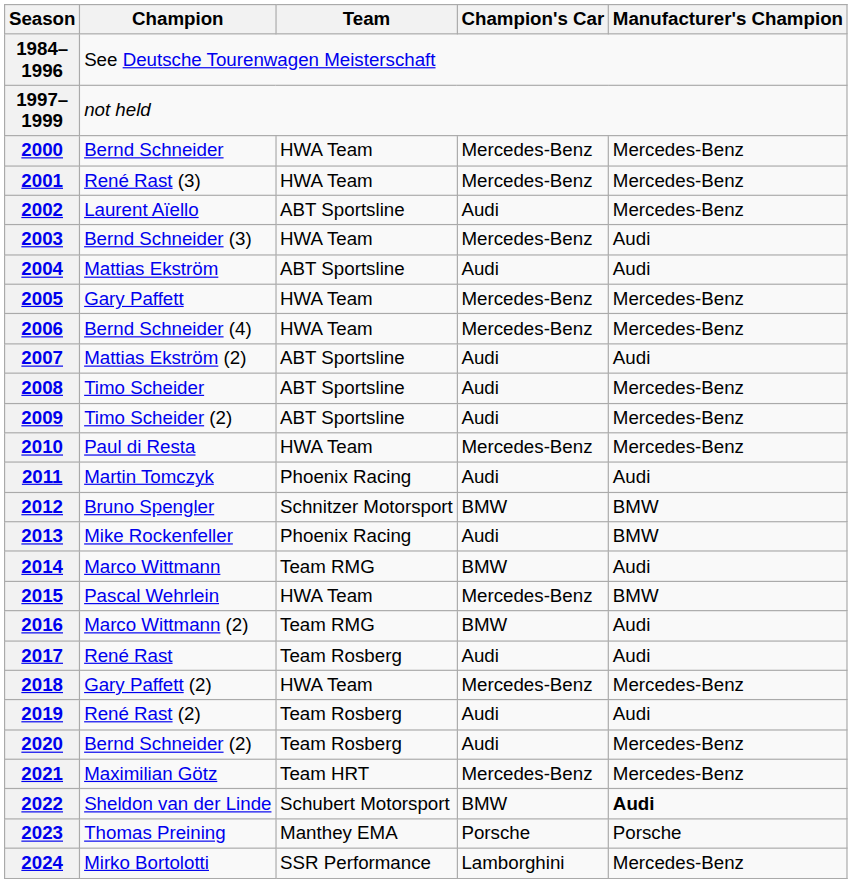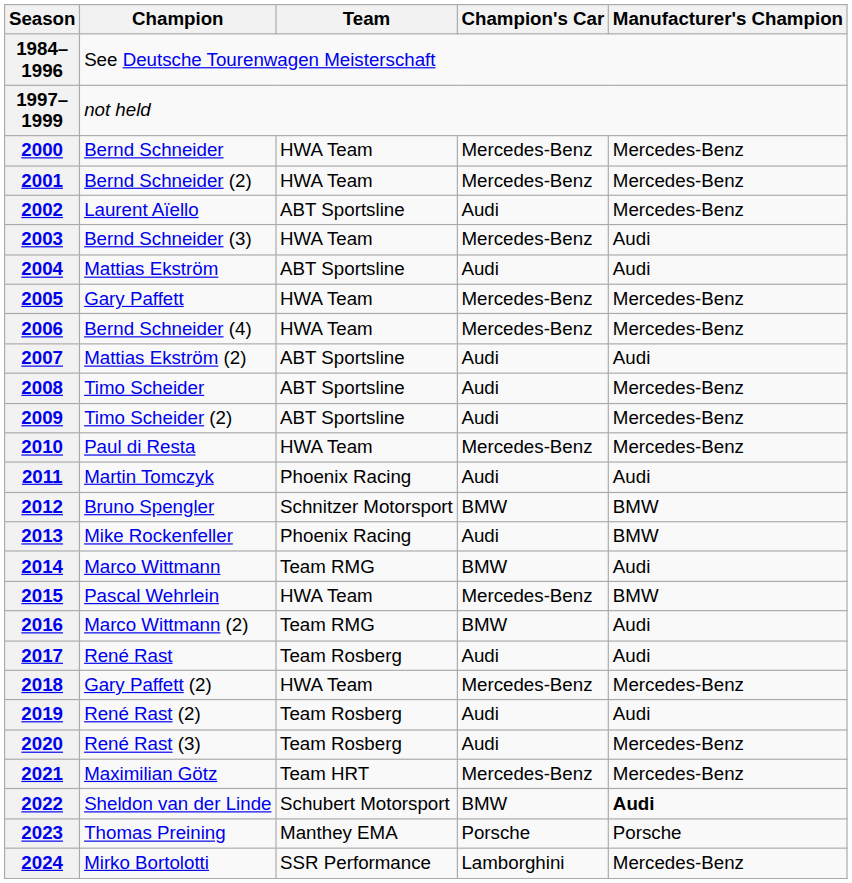(142, 180) René Rast (3) -> (168, 180) Bernd Schneider (2)
(168, 744) Bernd Schneider (2) -> (142, 744) René Rast (3)
